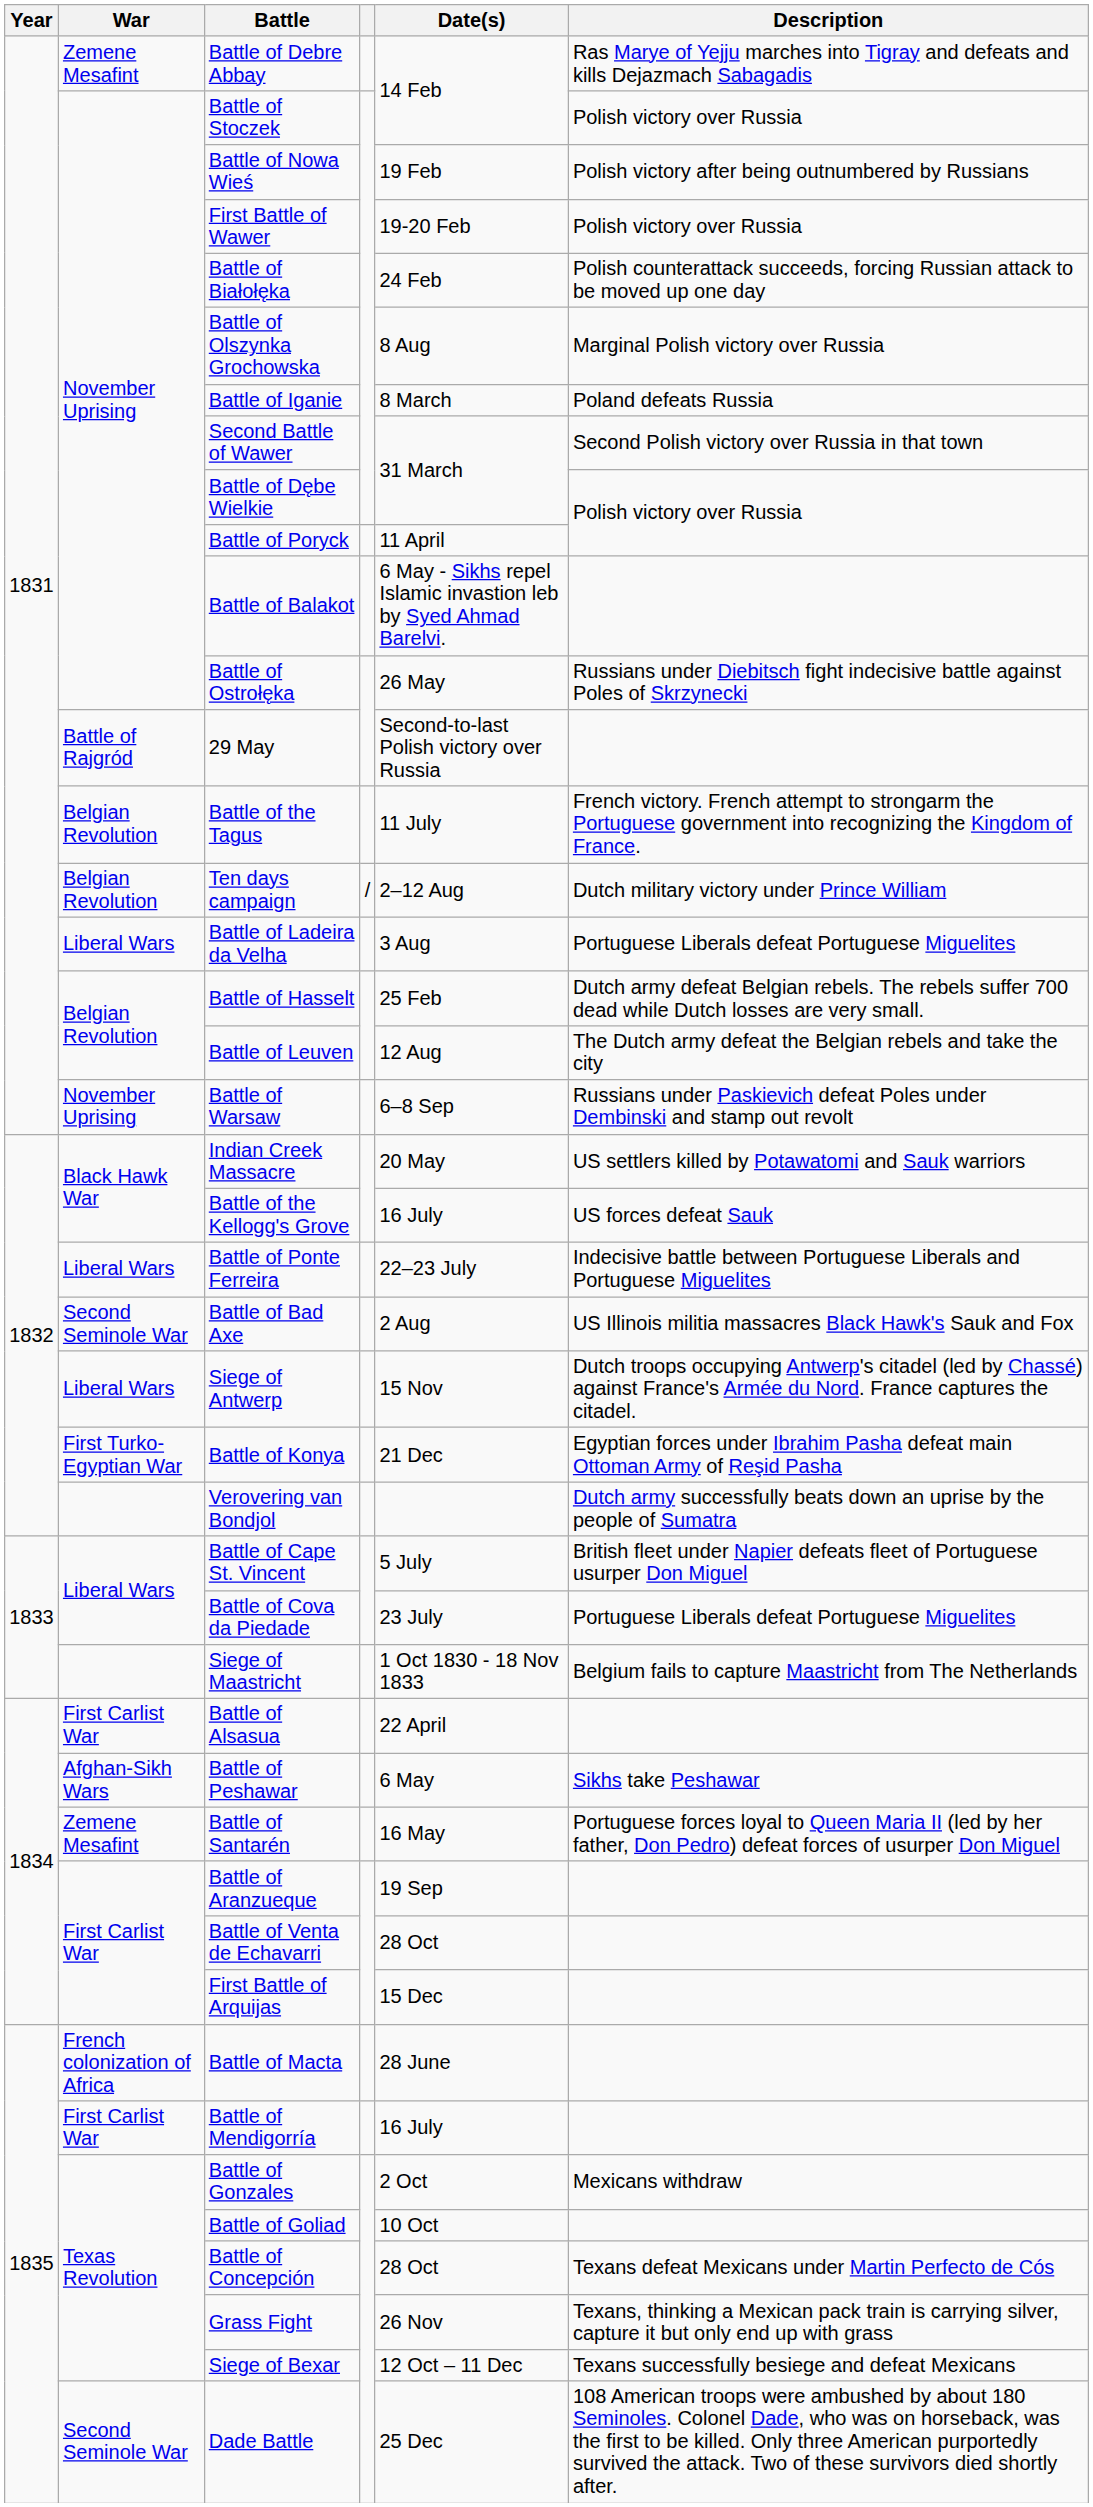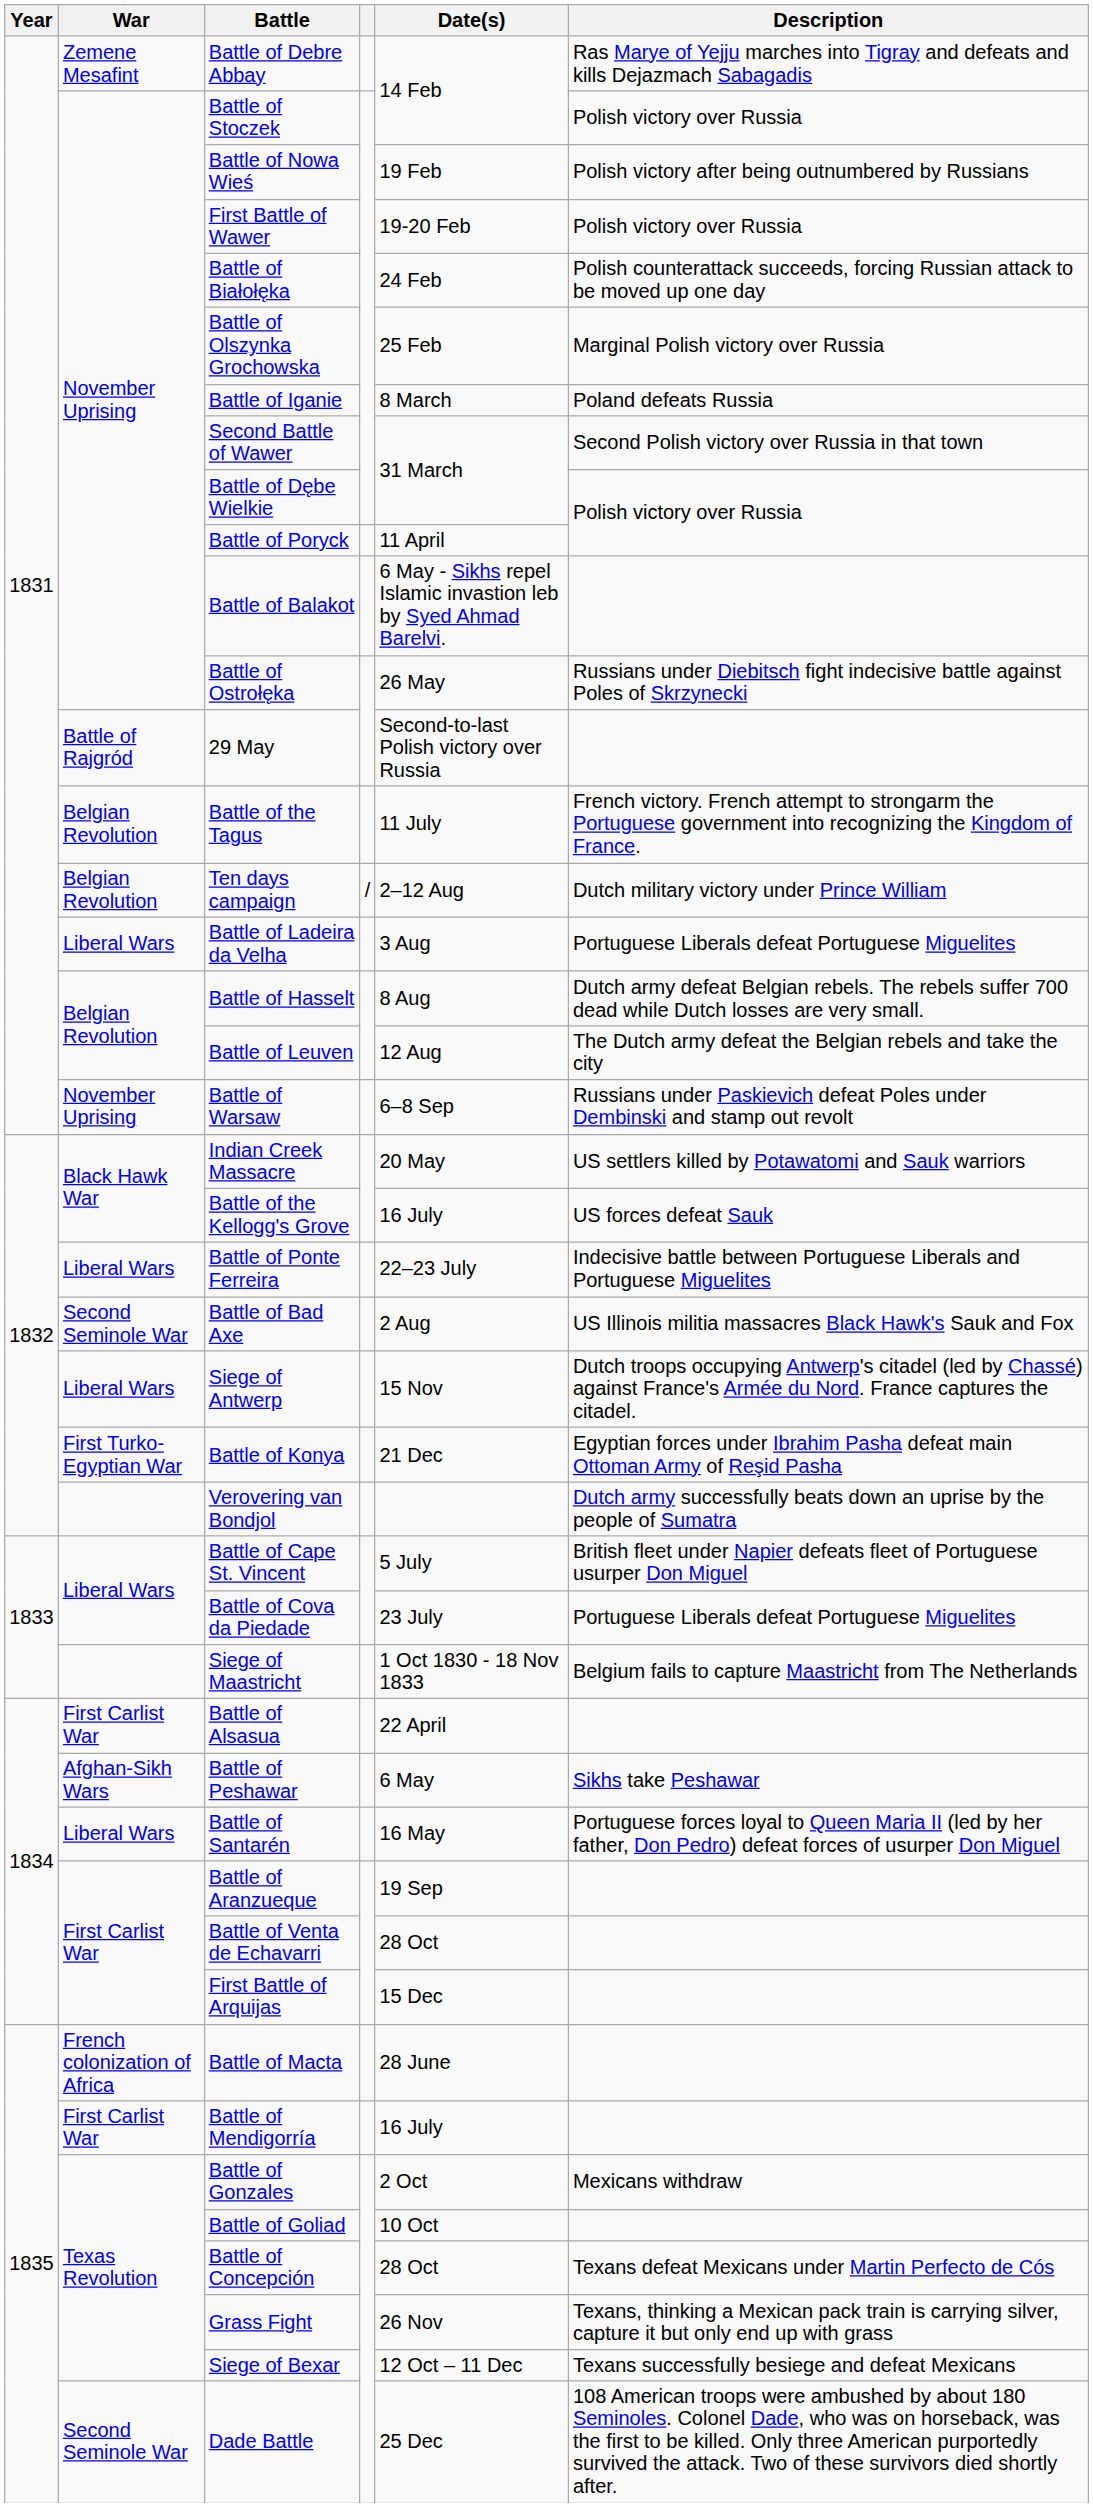(405, 345) 8 Aug -> (411, 345) 25 Feb
(411, 998) 25 Feb -> (405, 998) 8 Aug
(101, 1834) Zemene Mesafint -> (119, 1834) Liberal Wars
